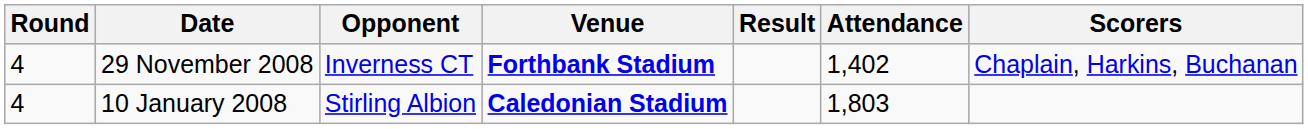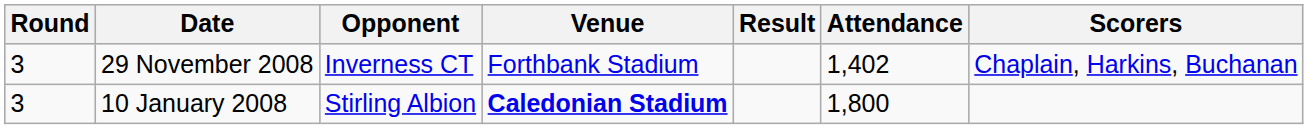(17, 63) 4 -> (17, 63) 3
(601, 63) bold -> (593, 63) normal
(17, 103) 4 -> (17, 103) 3
(858, 103) 1,803 -> (858, 103) 1,800
